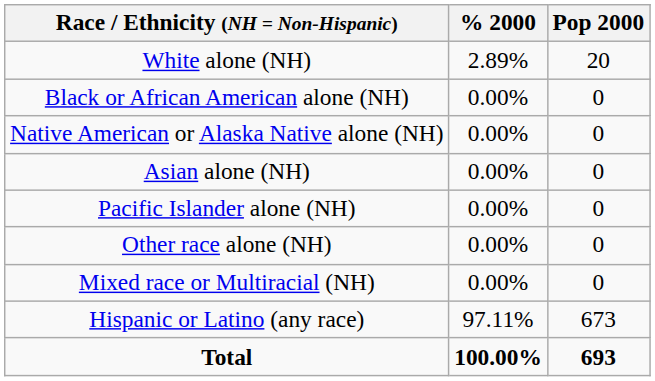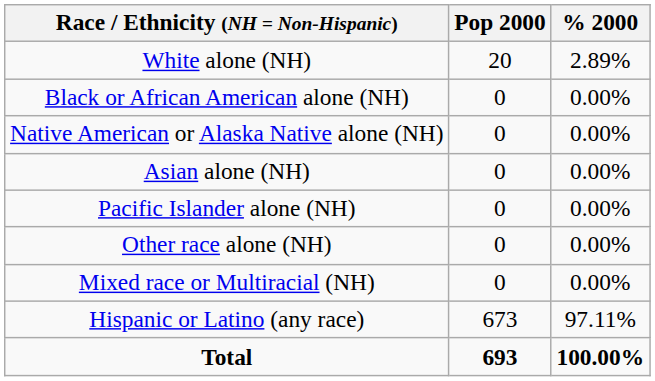columns swapped: (598, 23) <-> (498, 23)
